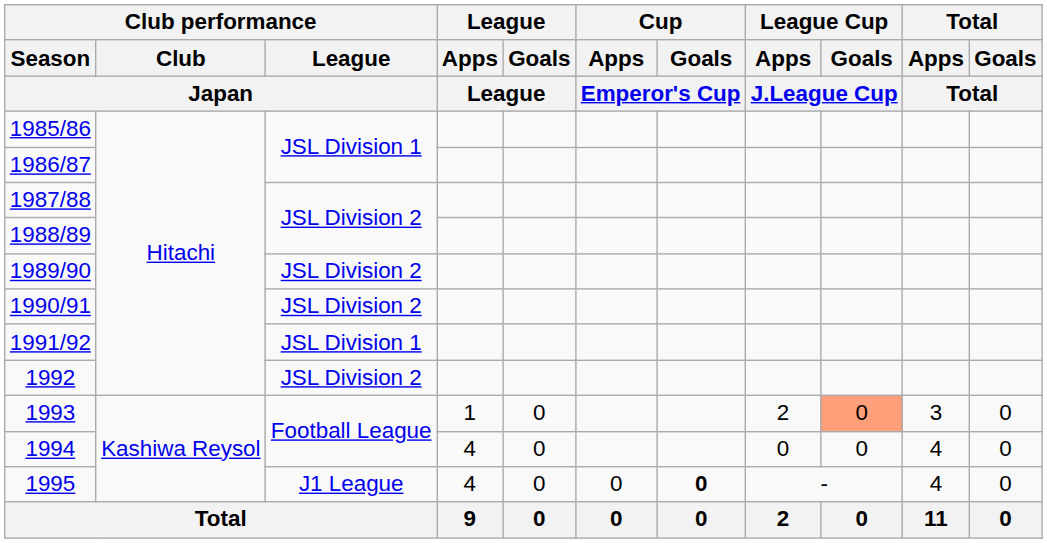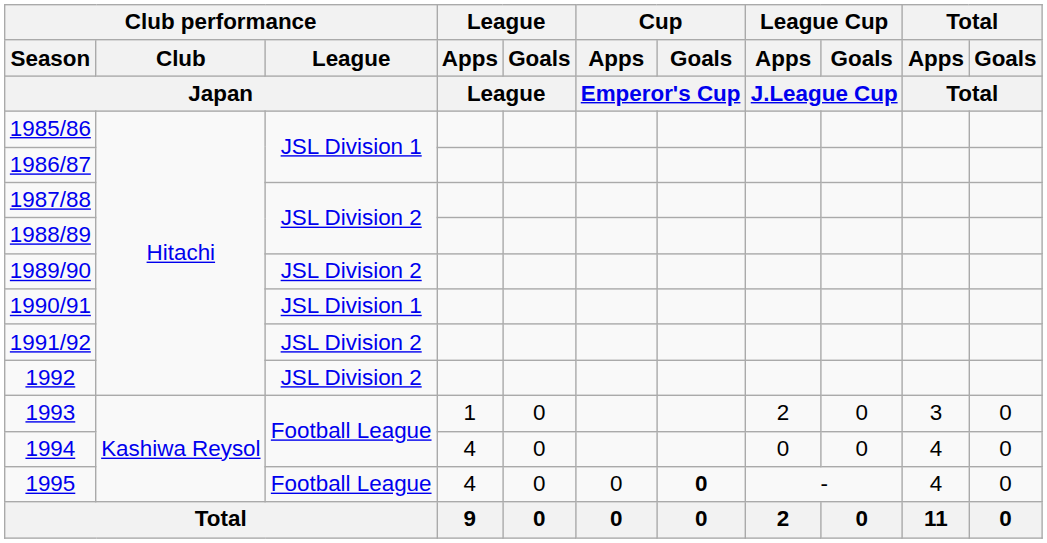(351, 306) JSL Division 2 -> (351, 306) JSL Division 1
(351, 341) JSL Division 1 -> (351, 341) JSL Division 2
(862, 413) lightsalmon background -> (862, 413) no background
(351, 484) J1 League -> (351, 484) Football League
